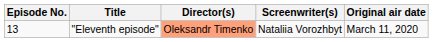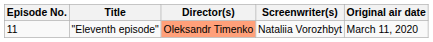(13, 29) 13 -> (12, 29) 11
